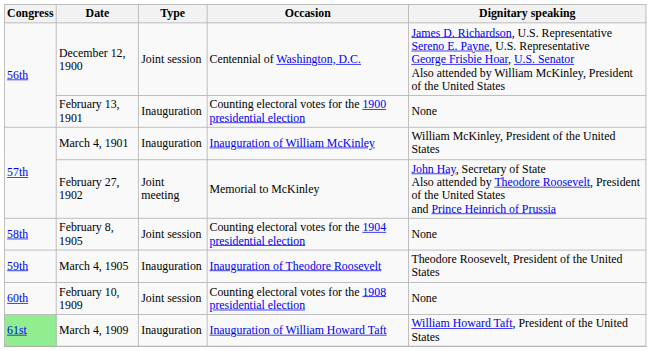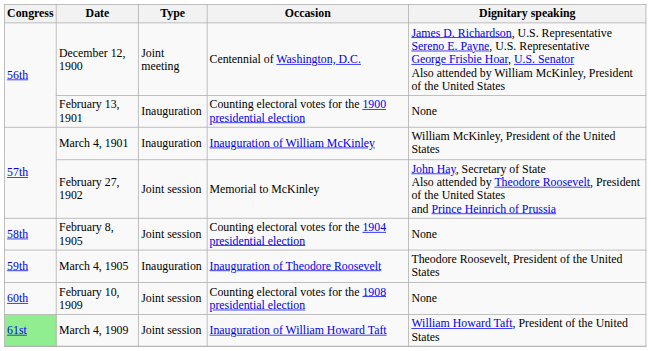(171, 59) Joint session -> (160, 59) Joint meeting
(160, 188) Joint meeting -> (171, 188) Joint session
(172, 330) Inauguration -> (171, 330) Joint session
